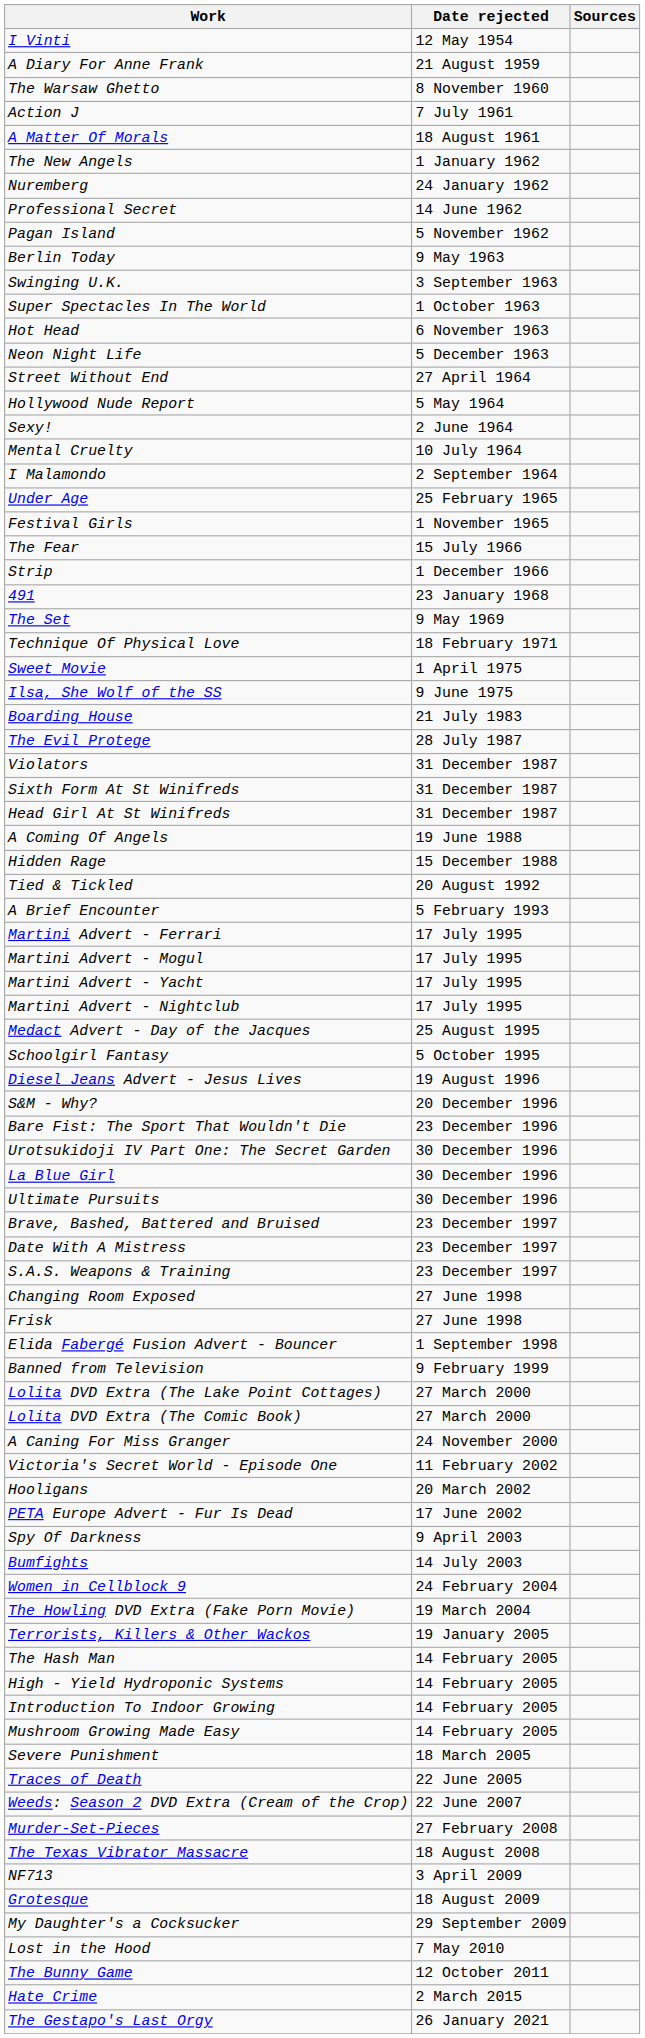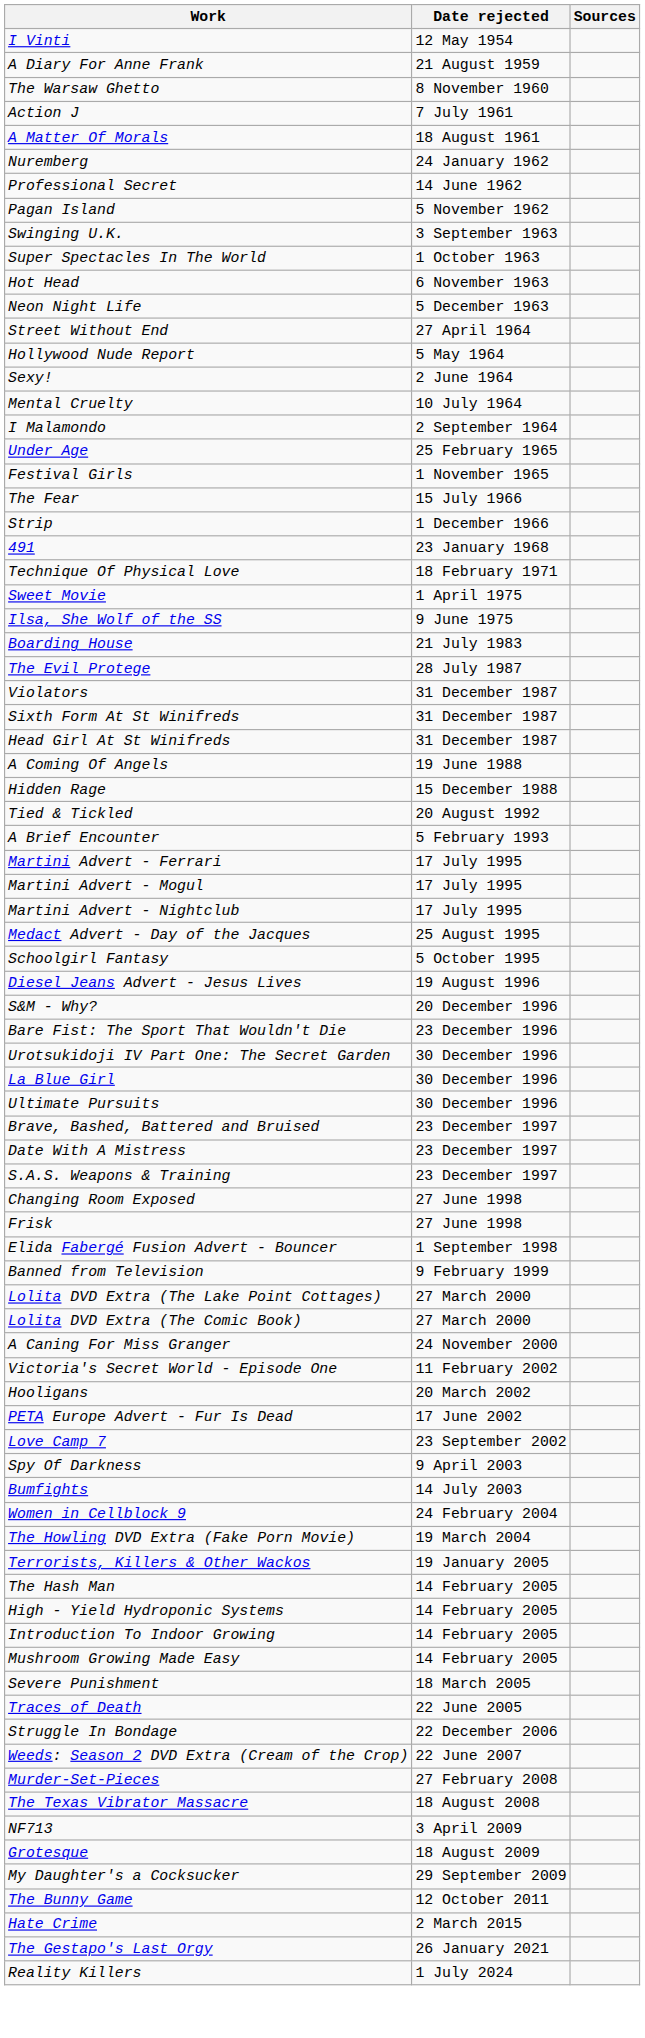- row: (70, 162)
- row: (61, 258)
- row: (39, 620)
- row: (106, 983)
+ row: (57, 1442)
+ row: (93, 1732)
- row: (79, 1949)
+ row: (75, 1973)
